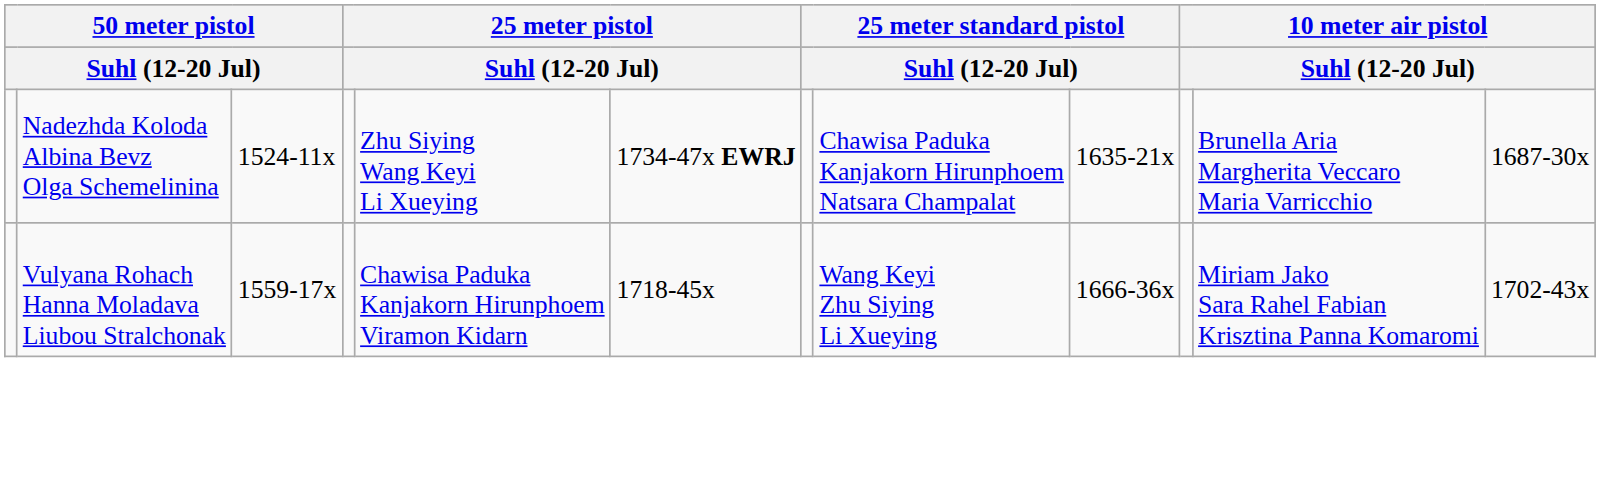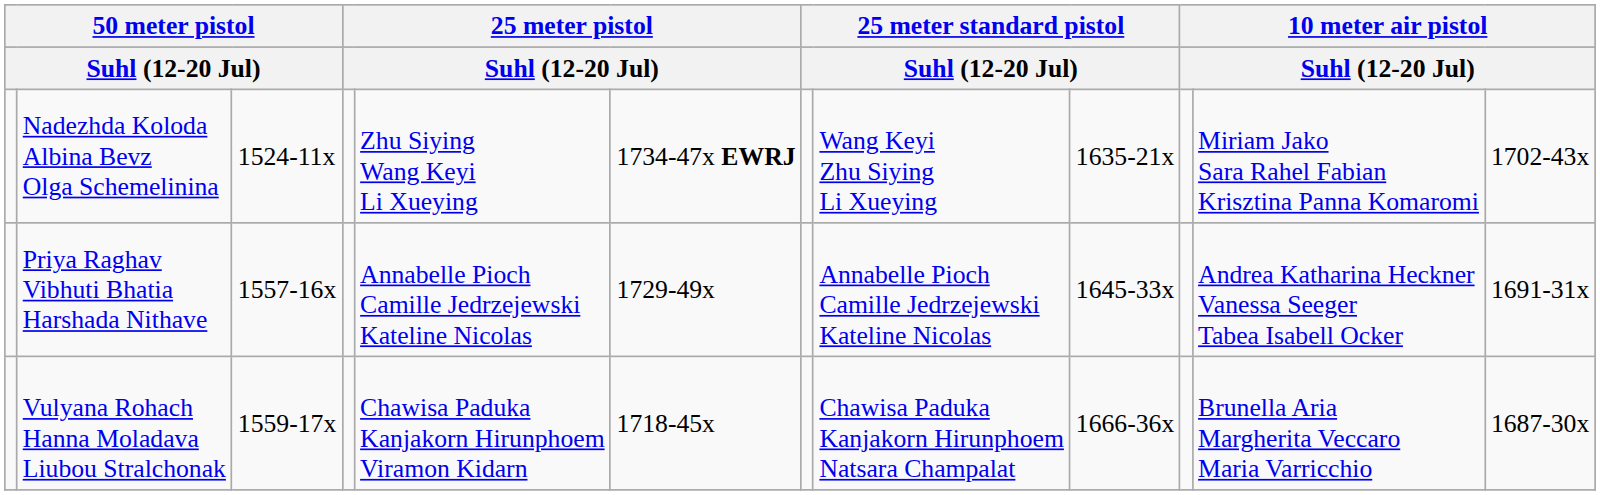(942, 171) Chawisa Paduka Kanjakorn Hirunphoem Natsara Champalat -> (878, 171) Wang Keyi Zhu Siying Li Xueying
(1299, 171) Brunella Aria Margherita Veccaro Maria Varricchio -> (1339, 171) Miriam Jako Sara Rahel Fabian Krisztina Panna Komaromi
(1540, 156) 1687-30x -> (1540, 156) 1702-43x
+ row: (115, 289)
(878, 305) Wang Keyi Zhu Siying Li Xueying -> (942, 438) Chawisa Paduka Kanjakorn Hirunphoem Natsara Champalat
(1339, 305) Miriam Jako Sara Rahel Fabian Krisztina Panna Komaromi -> (1299, 438) Brunella Aria Margherita Veccaro Maria Varricchio
(1540, 289) 1702-43x -> (1540, 423) 1687-30x
